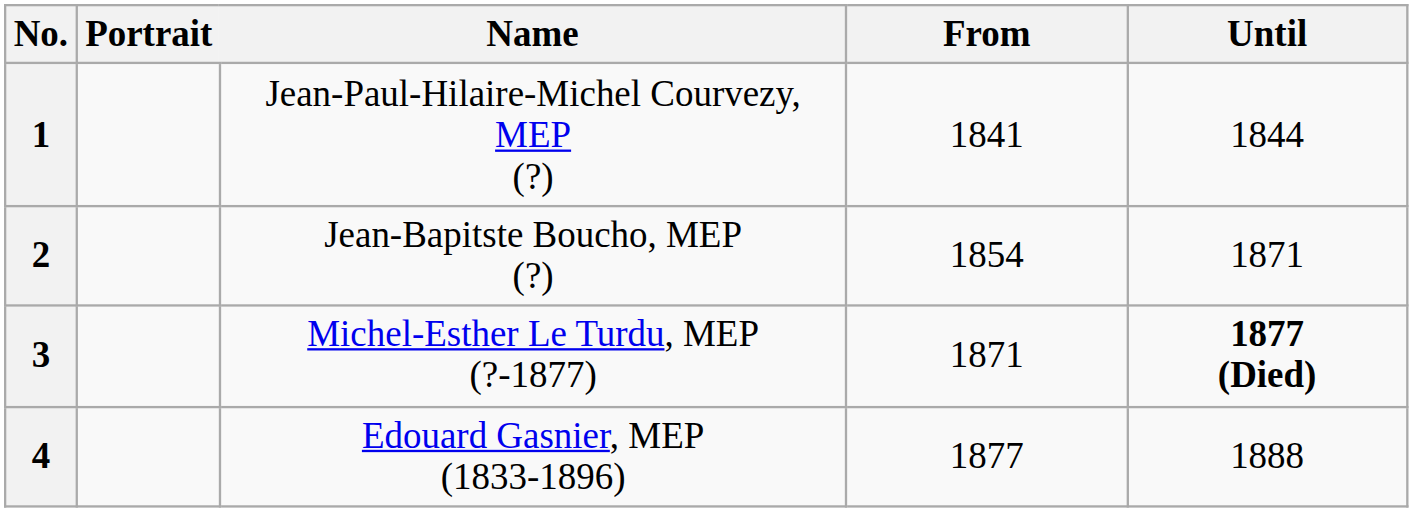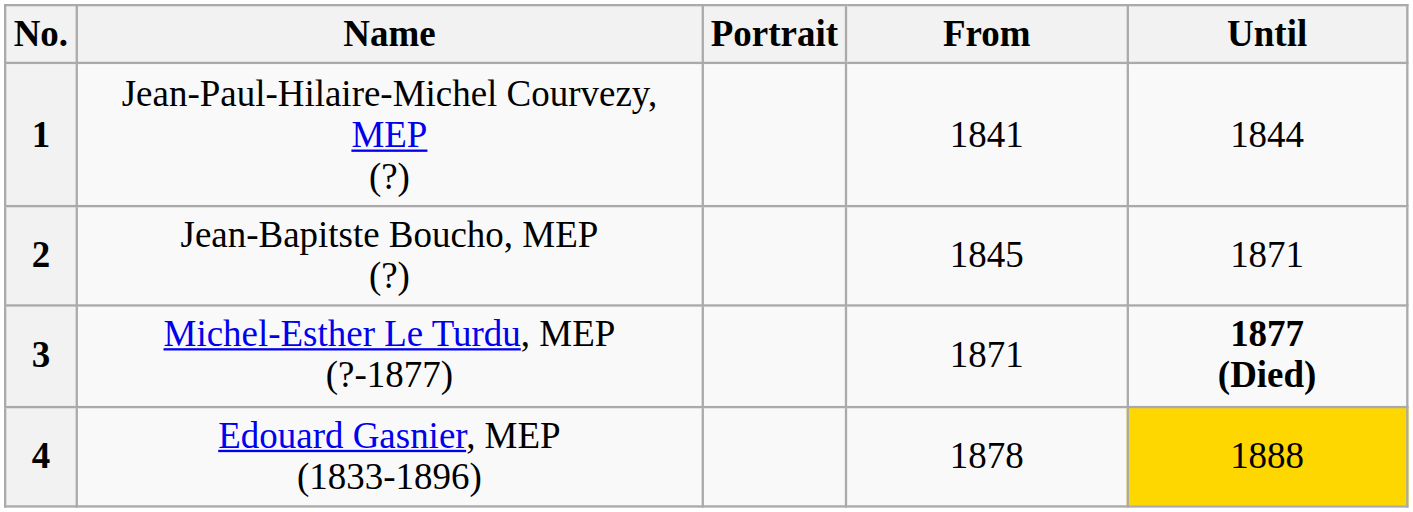columns swapped: (149, 33) <-> (533, 33)
(987, 254) 1854 -> (987, 254) 1845
(987, 455) 1877 -> (987, 455) 1878
(1267, 455) no background -> (1267, 455) gold background
